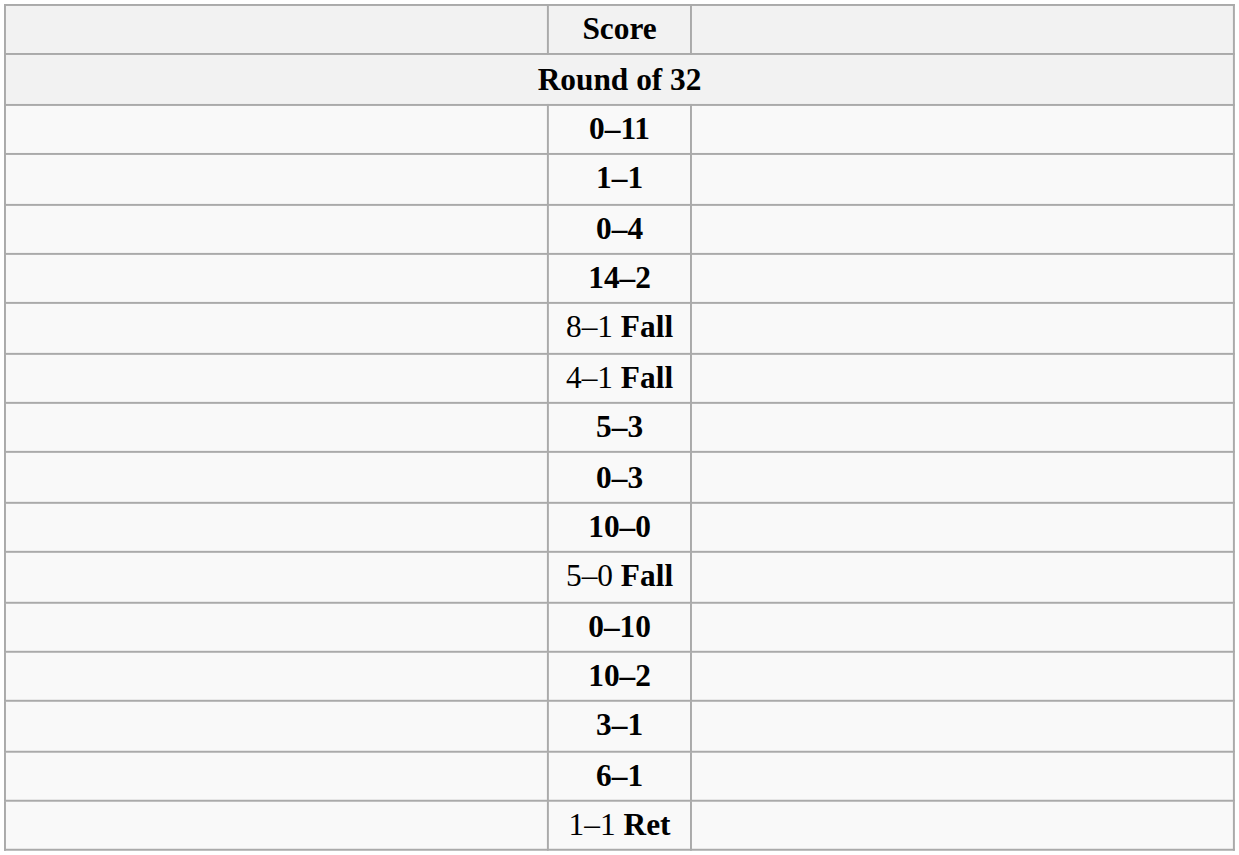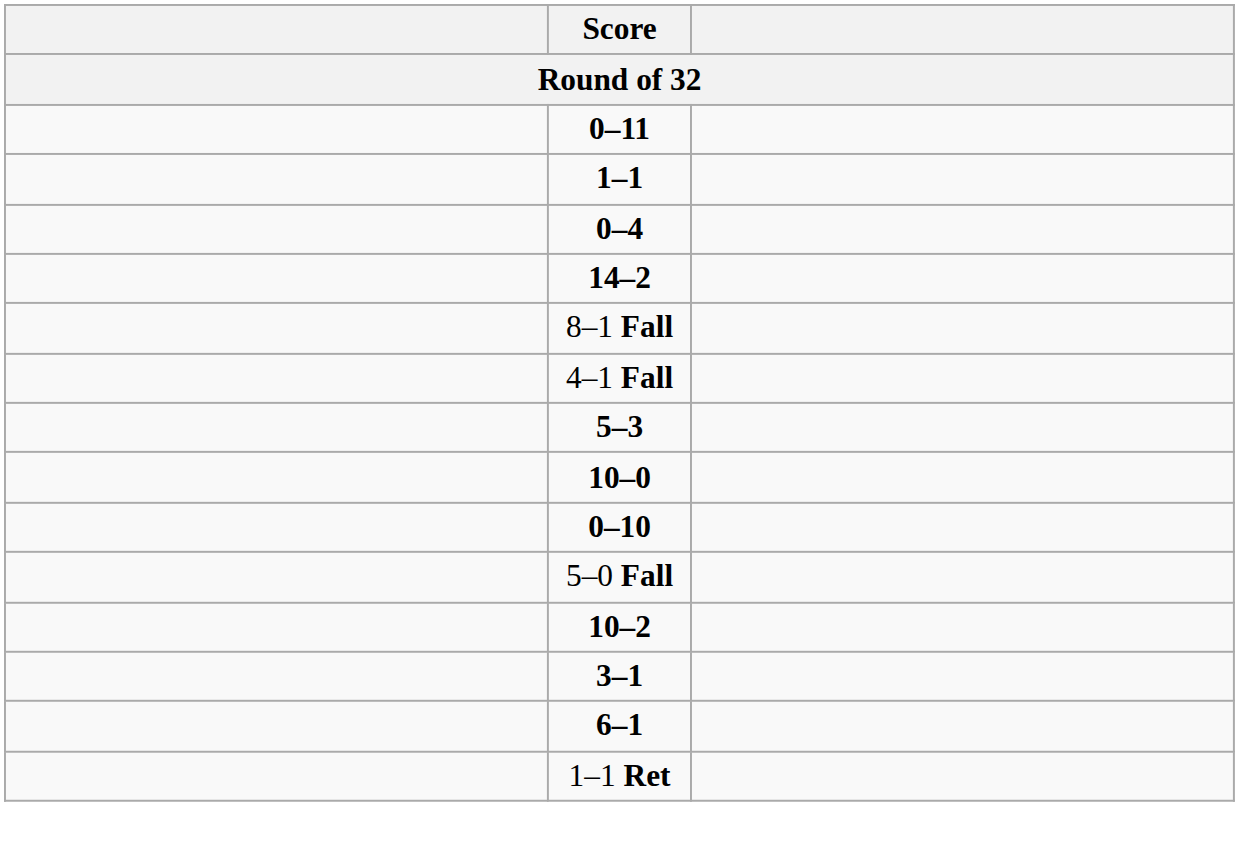- row: (620, 476)
rows swapped: (620, 576) <-> (620, 626)
